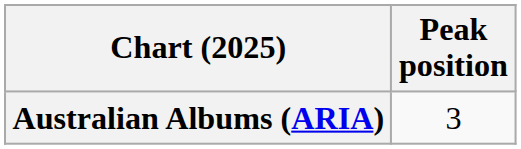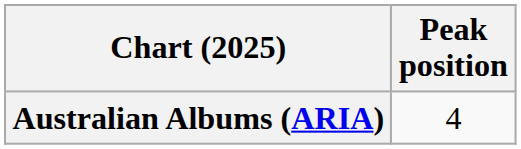(453, 117) 3 -> (453, 117) 4
